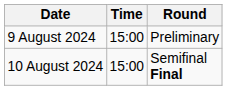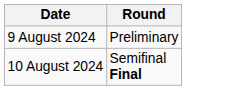- column: (127, 15)
